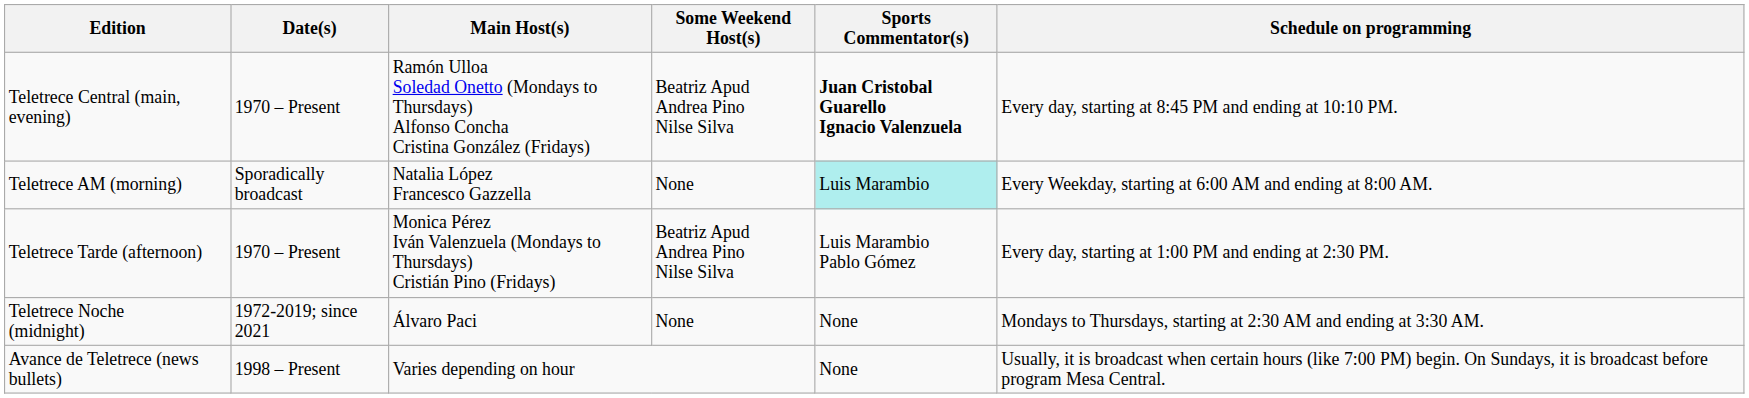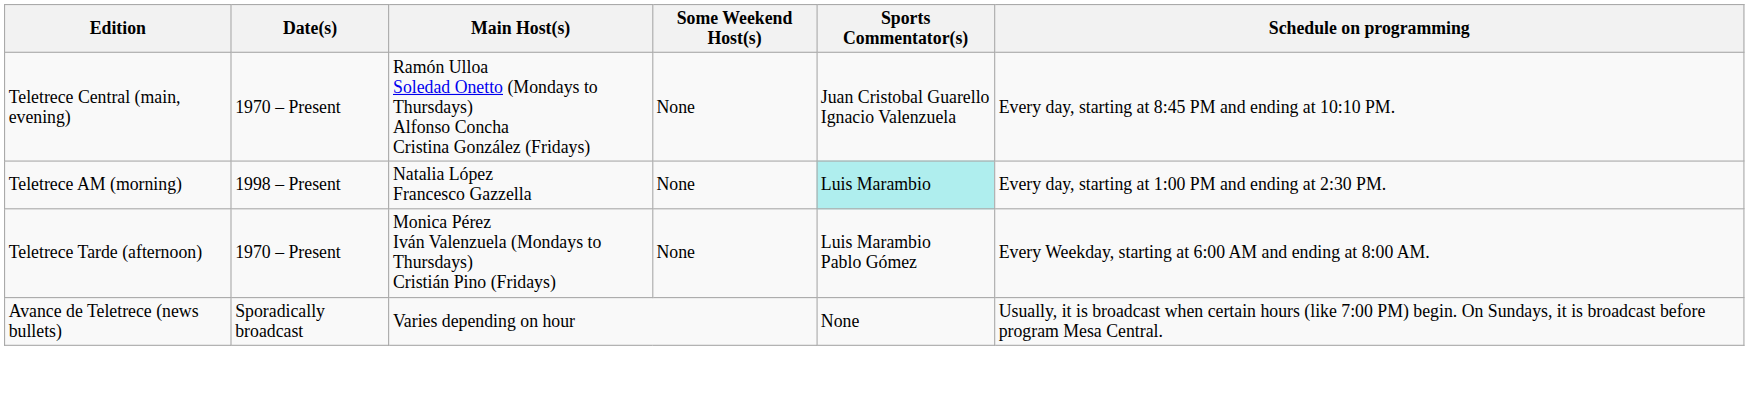(703, 106) Beatriz Apud Andrea Pino Nilse Silva -> (676, 106) None
(891, 106) bold -> (905, 106) normal
(280, 184) Sporadically broadcast -> (288, 184) 1998 – Present
(1217, 184) Every Weekday, starting at 6:00 AM and ending at 8:00 AM. -> (1192, 184) Every day, starting at 1:00 PM and ending at 2:30 PM.
(703, 252) Beatriz Apud Andrea Pino Nilse Silva -> (676, 252) None
(1195, 252) Every day, starting at 1:00 PM and ending at 2:30 PM. -> (1214, 252) Every Weekday, starting at 6:00 AM and ending at 8:00 AM.
- row: (66, 321)
(287, 369) 1998 – Present -> (280, 321) Sporadically broadcast
